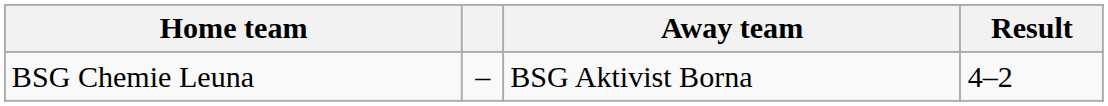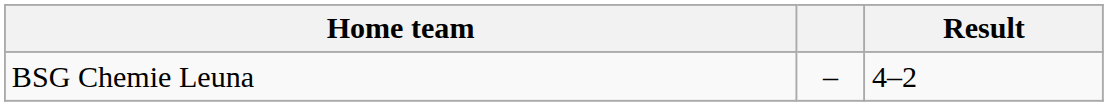- column: (732, 28)
